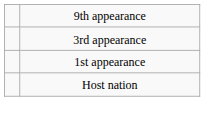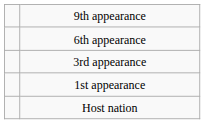+ row: (110, 39)
